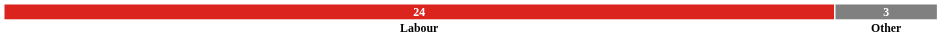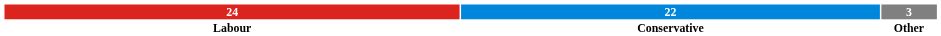+ column: (671, 12)
